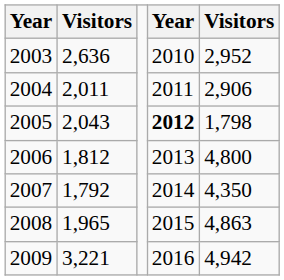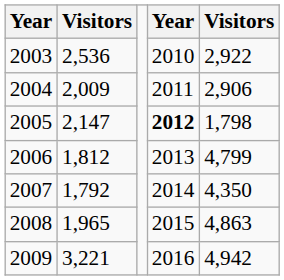(86, 55) 2,636 -> (86, 55) 2,536
(228, 55) 2,952 -> (228, 55) 2,922
(86, 89) 2,011 -> (86, 89) 2,009
(86, 122) 2,043 -> (86, 122) 2,147
(228, 156) 4,800 -> (228, 156) 4,799
